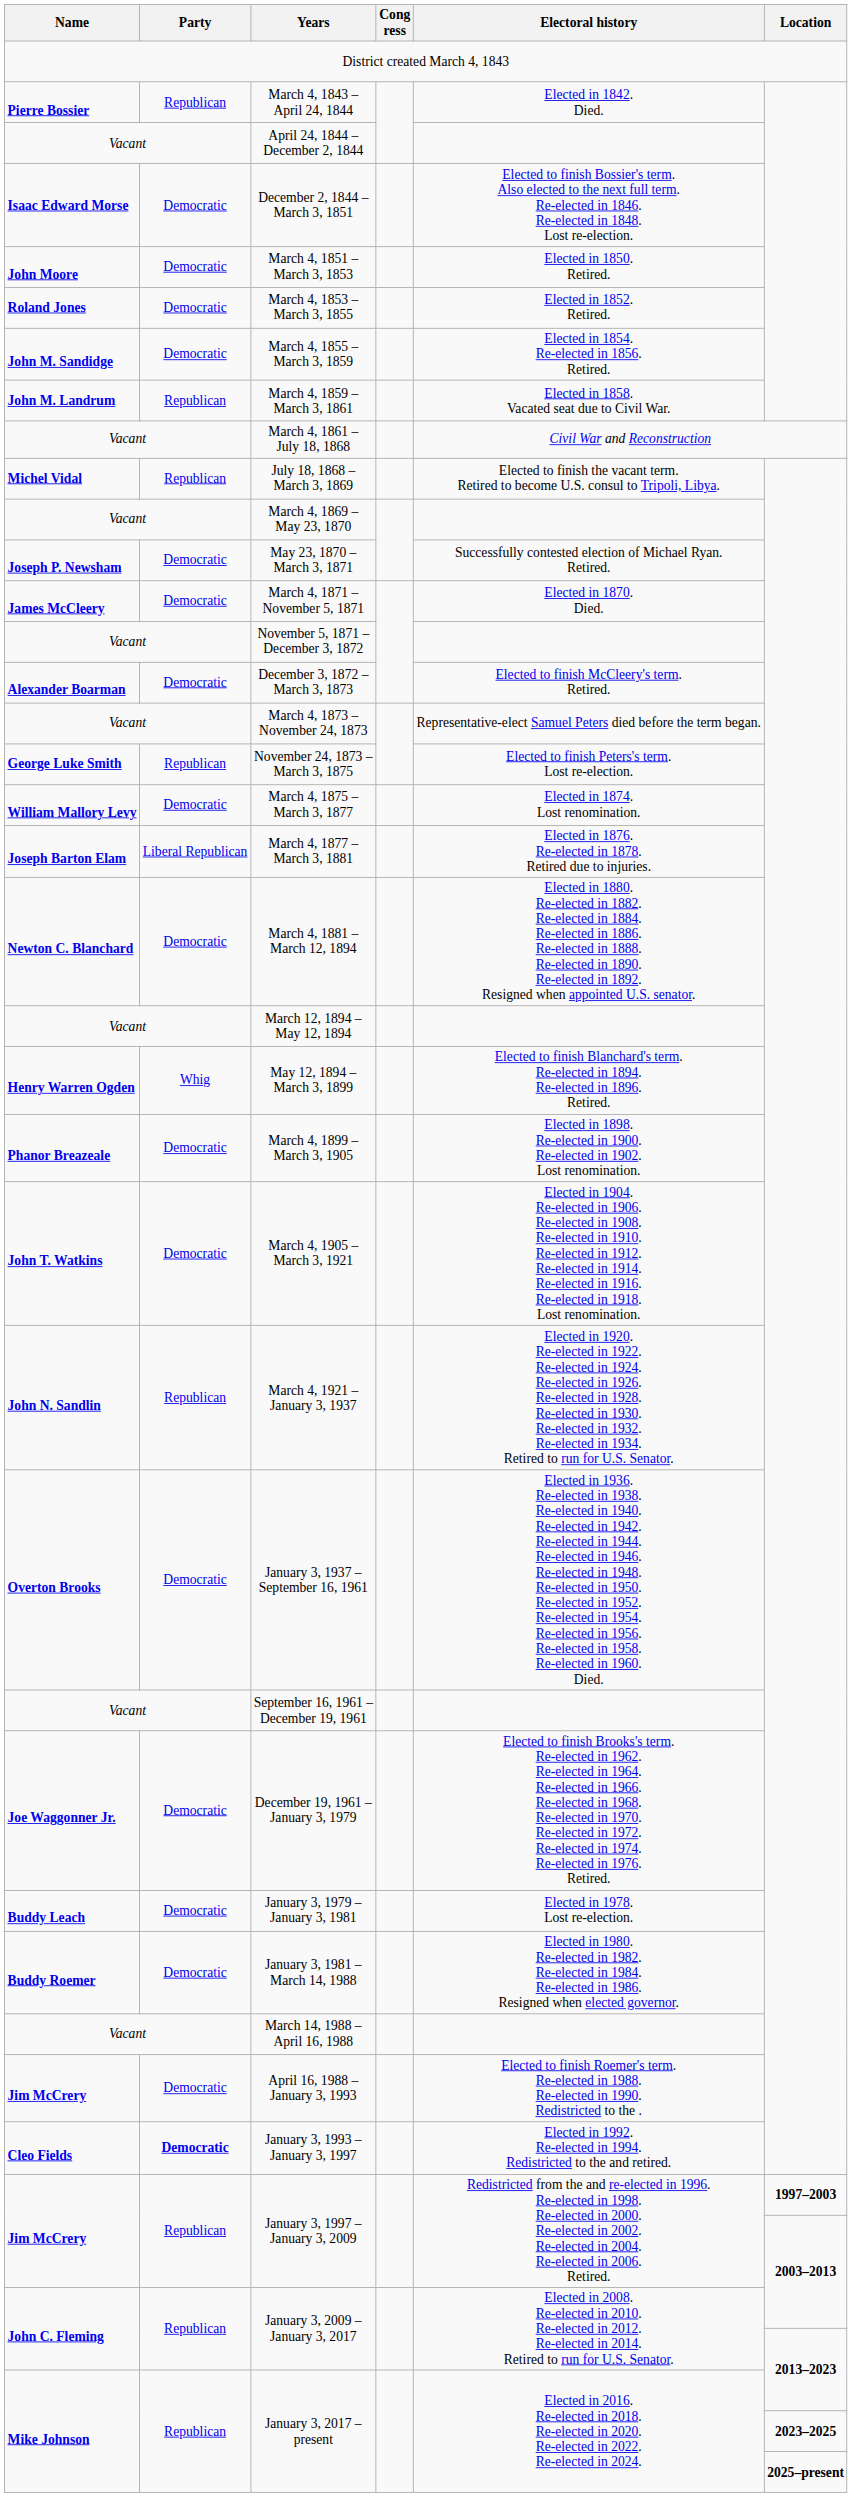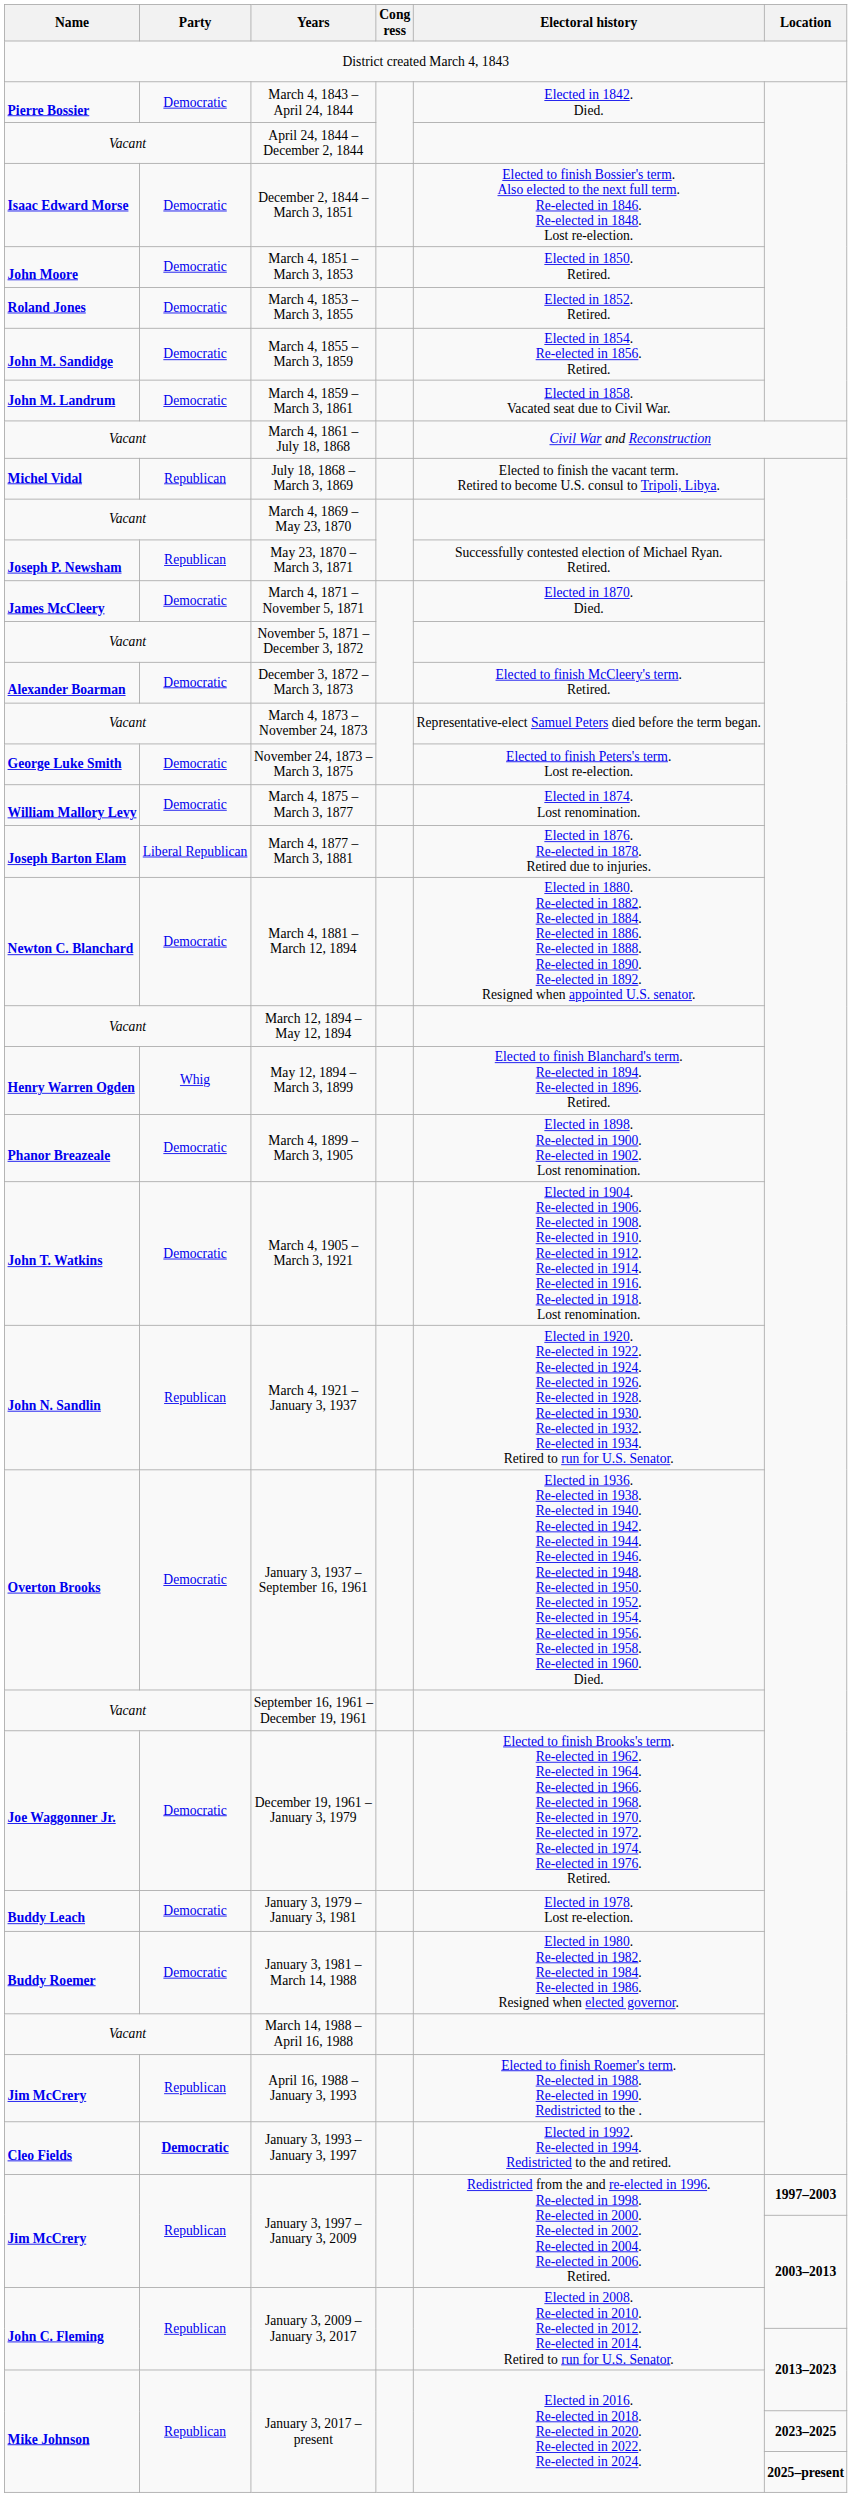(195, 102) Republican -> (195, 102) Democratic
(195, 400) Republican -> (195, 400) Democratic
(195, 559) Democratic -> (195, 559) Republican
(195, 763) Republican -> (195, 763) Democratic
(195, 2088) Democratic -> (195, 2088) Republican
